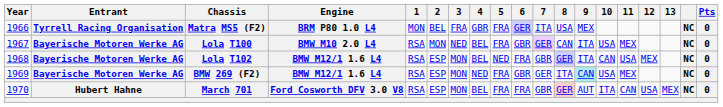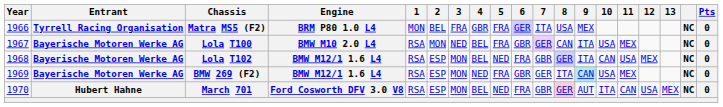(501, 89) FRA -> (501, 89) NED
